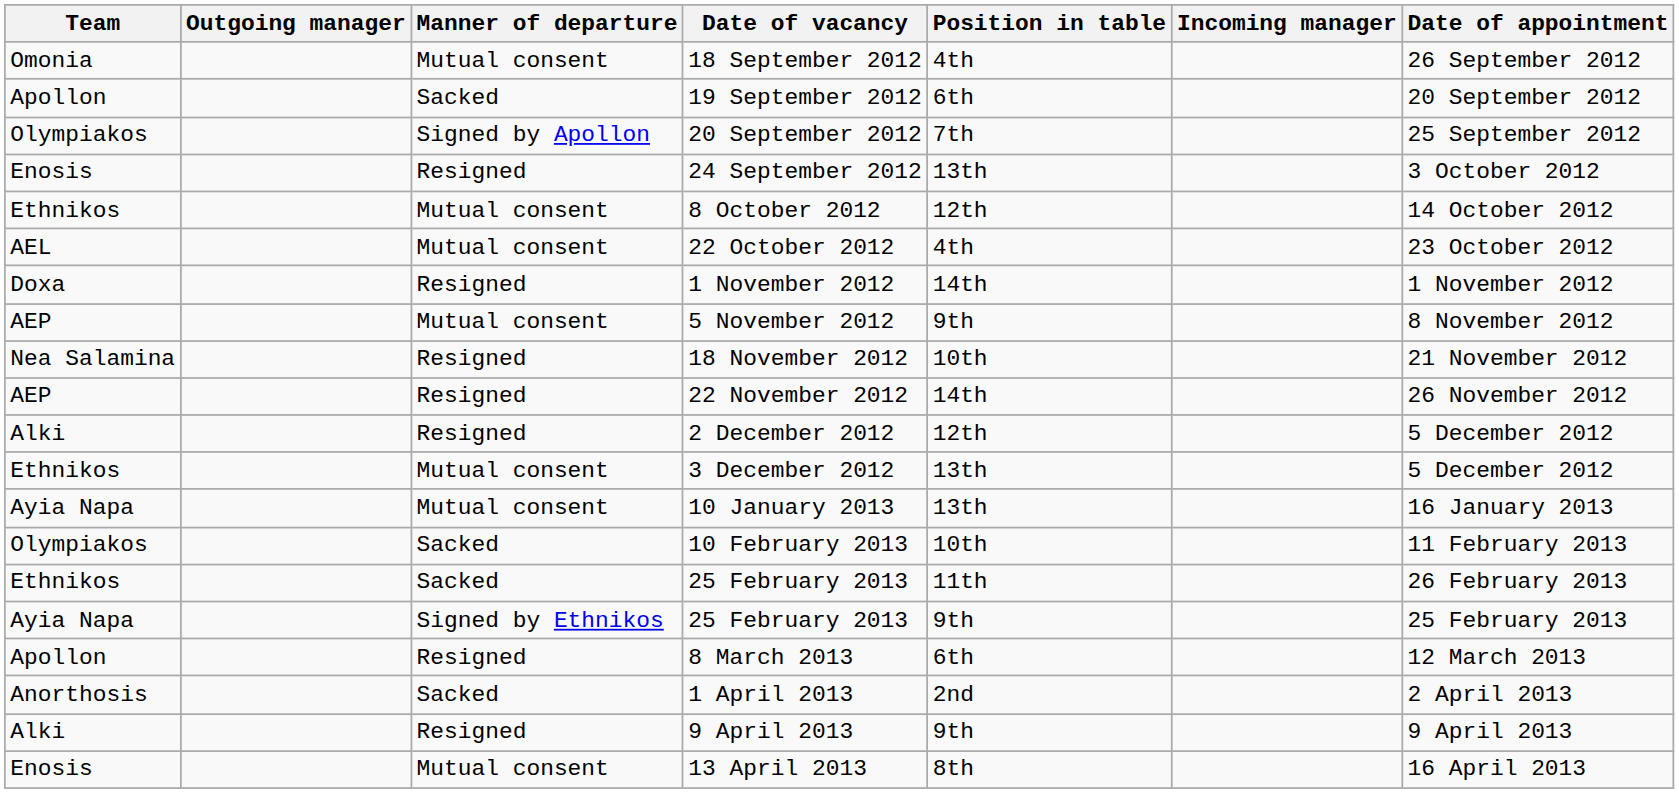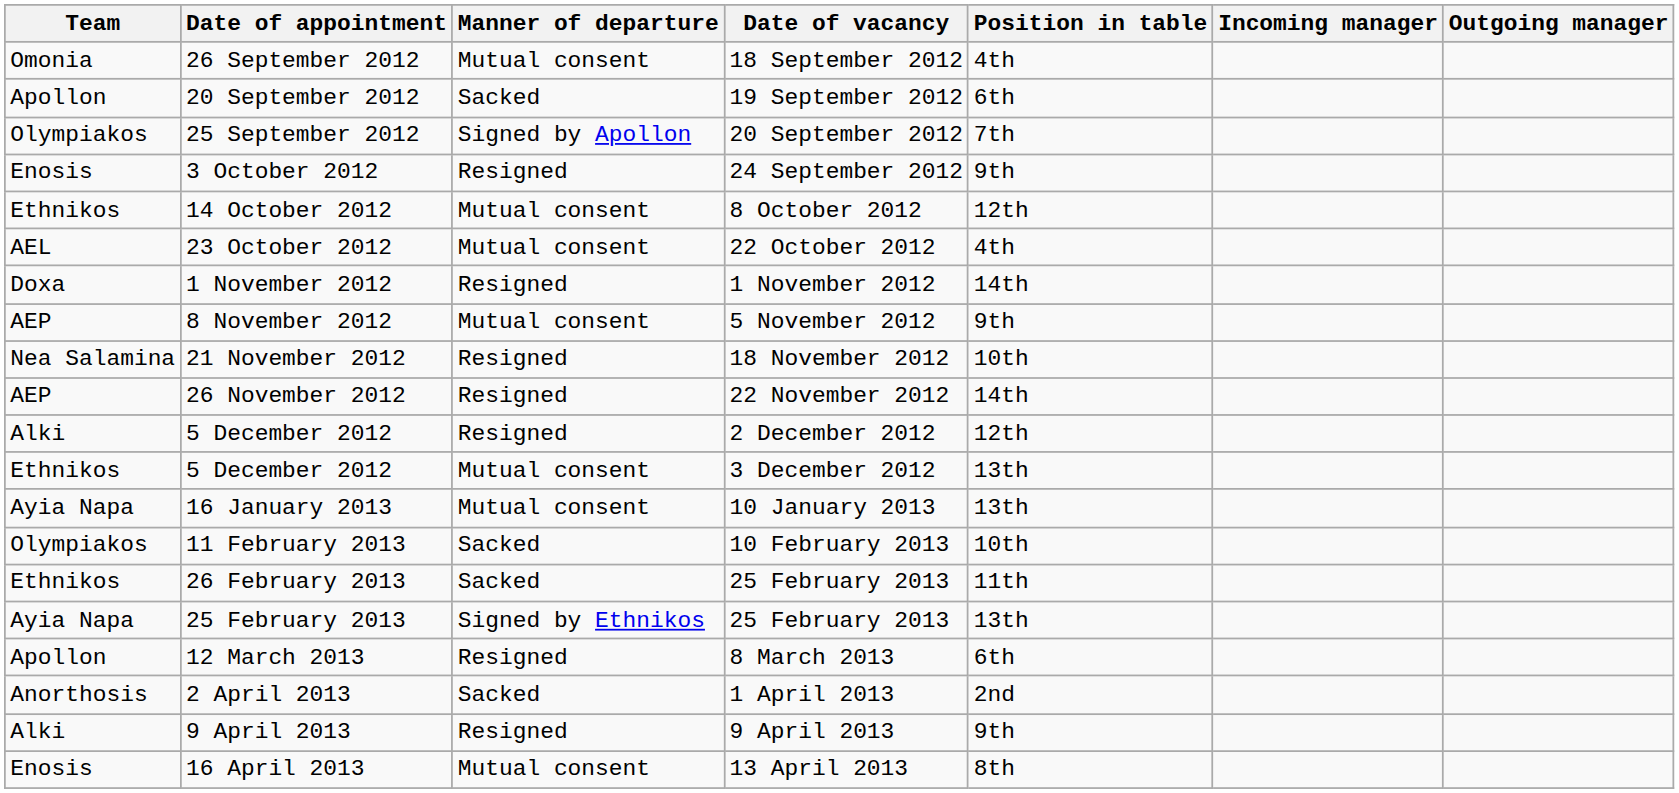columns swapped: (296, 24) <-> (1538, 24)
(960, 173) 13th -> (994, 173) 9th
(953, 620) 9th -> (1001, 620) 13th
